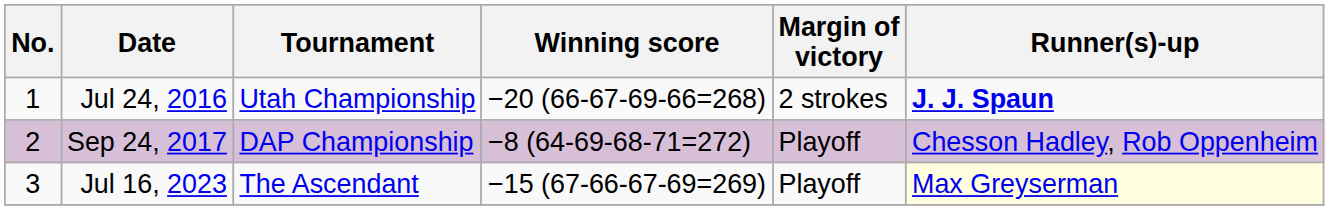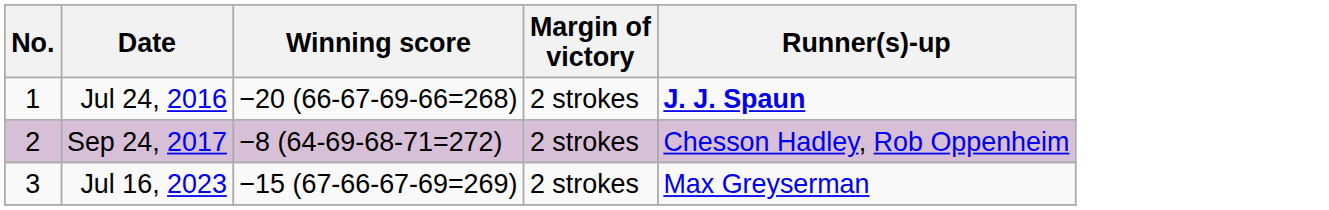- column: (357, 41)
(819, 142) Playoff -> (584, 142) 2 strokes
(819, 184) Playoff -> (584, 184) 2 strokes
(1015, 184) lightyellow background -> (766, 184) no background
